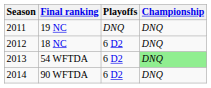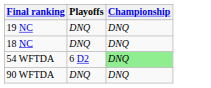- column: (21, 12)
(113, 43) 6 D2 -> (80, 43) DNQ
(113, 75) 6 D2 -> (80, 75) DNQ
